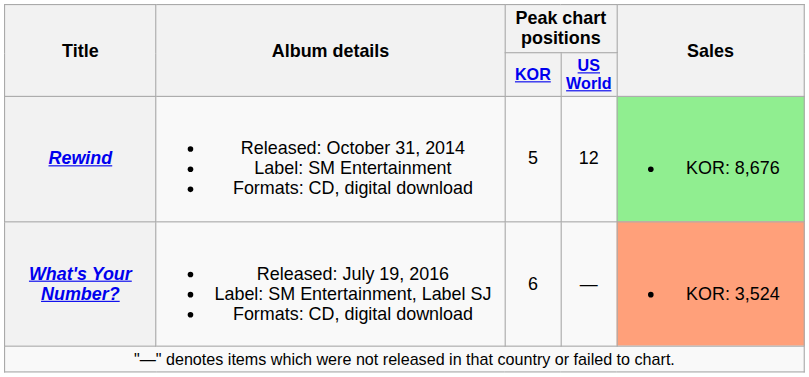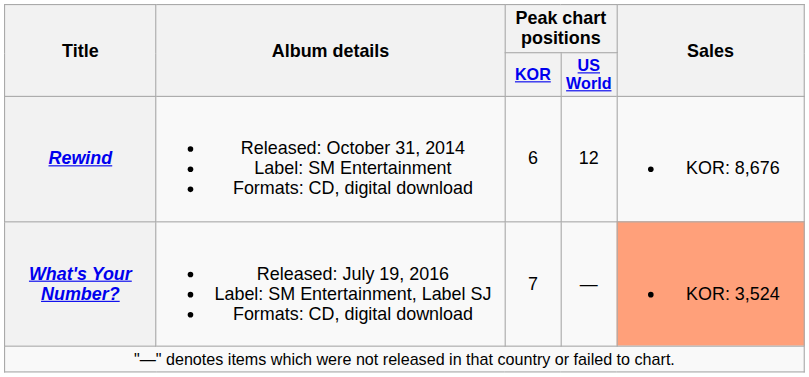(533, 158) 5 -> (533, 158) 6
(711, 169) lightgreen background -> (711, 169) no background
(533, 283) 6 -> (533, 283) 7
